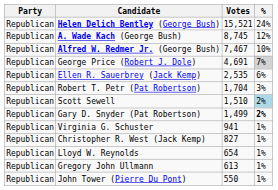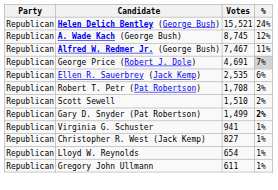(263, 50) 10% -> (263, 50) 11%
(236, 88) 1,704 -> (236, 88) 1,708
(261, 101) lightblue background -> (261, 101) no background
(231, 166) 613 -> (231, 166) 611
- row: (122, 179)
